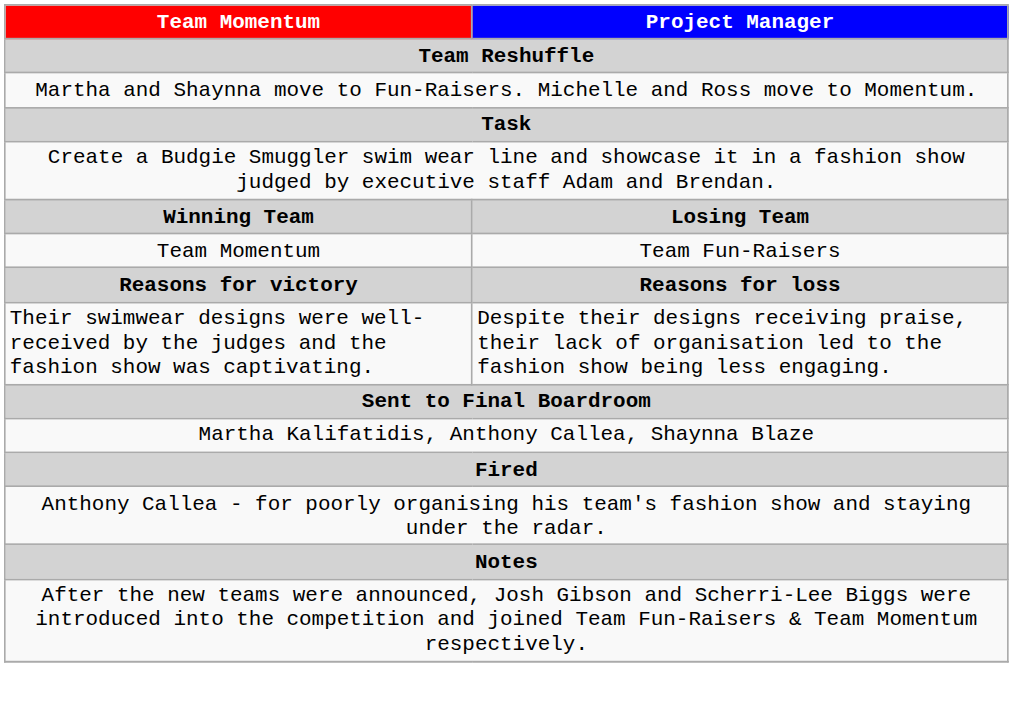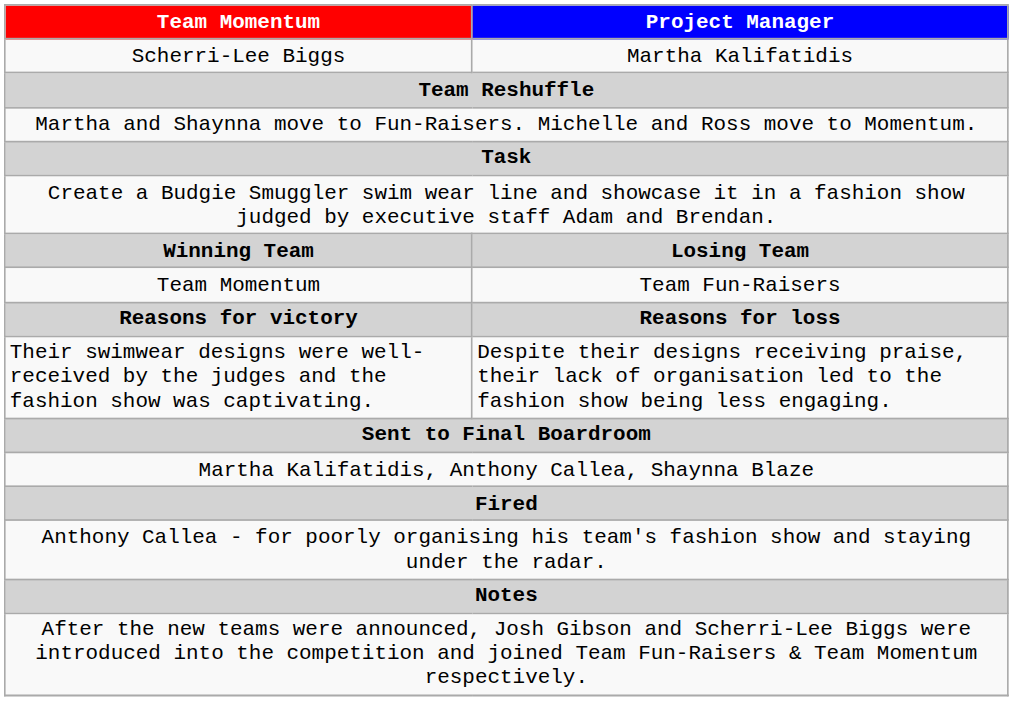+ row: (239, 56)
